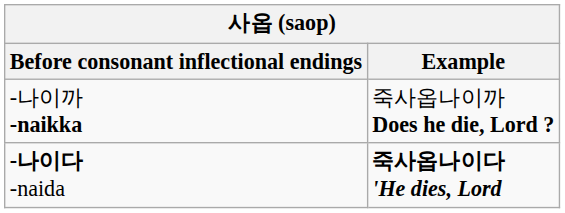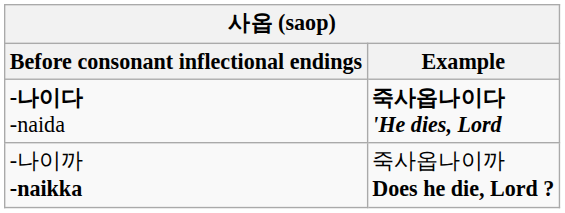rows swapped: (47, 175) <-> (47, 111)
